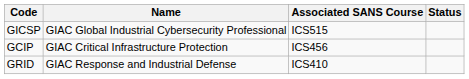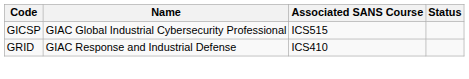- row: (20, 47)
